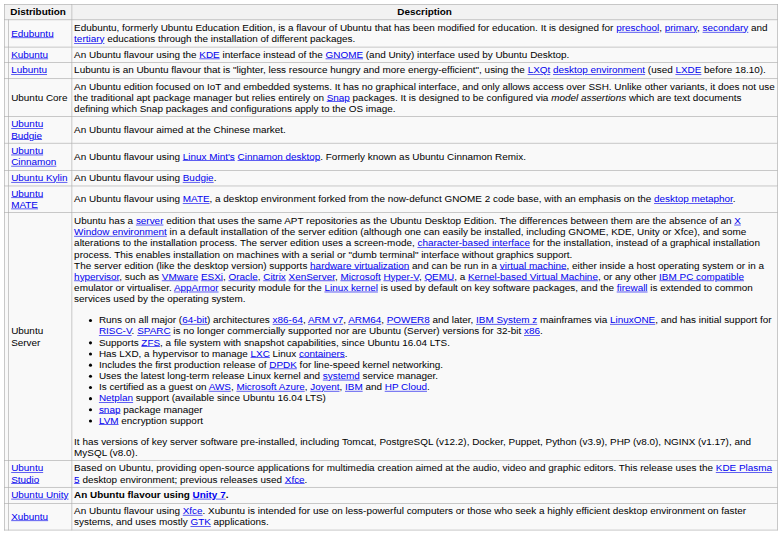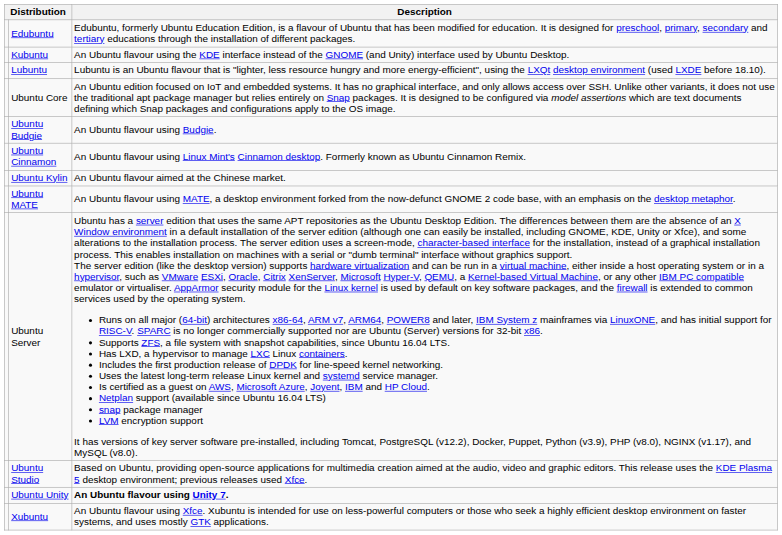(180, 130) An Ubuntu flavour aimed at the Chinese market. -> (145, 130) An Ubuntu flavour using Budgie.
(145, 178) An Ubuntu flavour using Budgie. -> (180, 178) An Ubuntu flavour aimed at the Chinese market.
